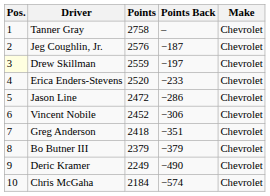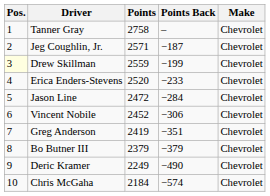(138, 47) 2576 -> (138, 47) 2571
(172, 64) −197 -> (172, 64) −199
(172, 98) −286 -> (172, 98) −284
(138, 132) 2418 -> (138, 132) 2419
